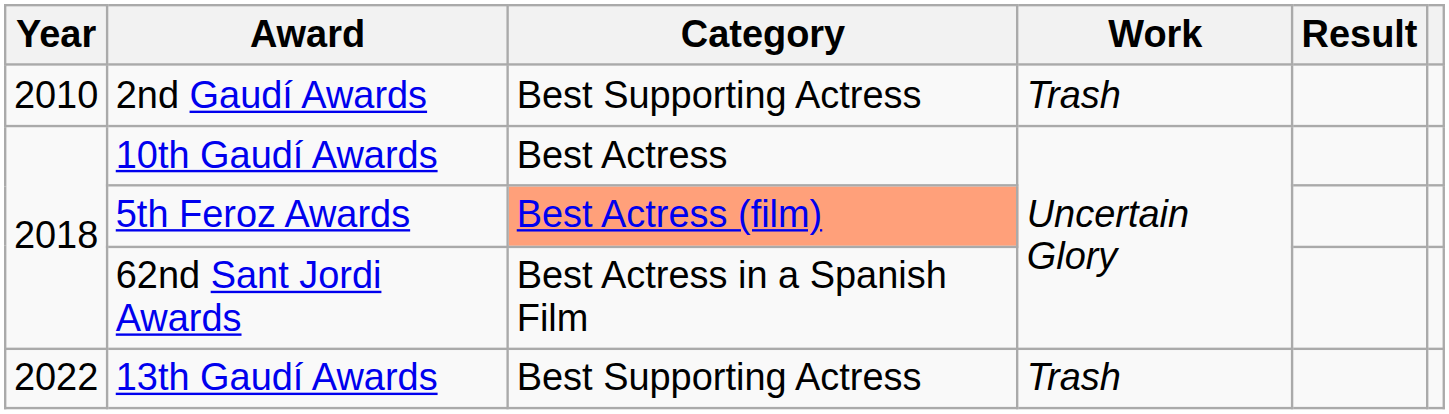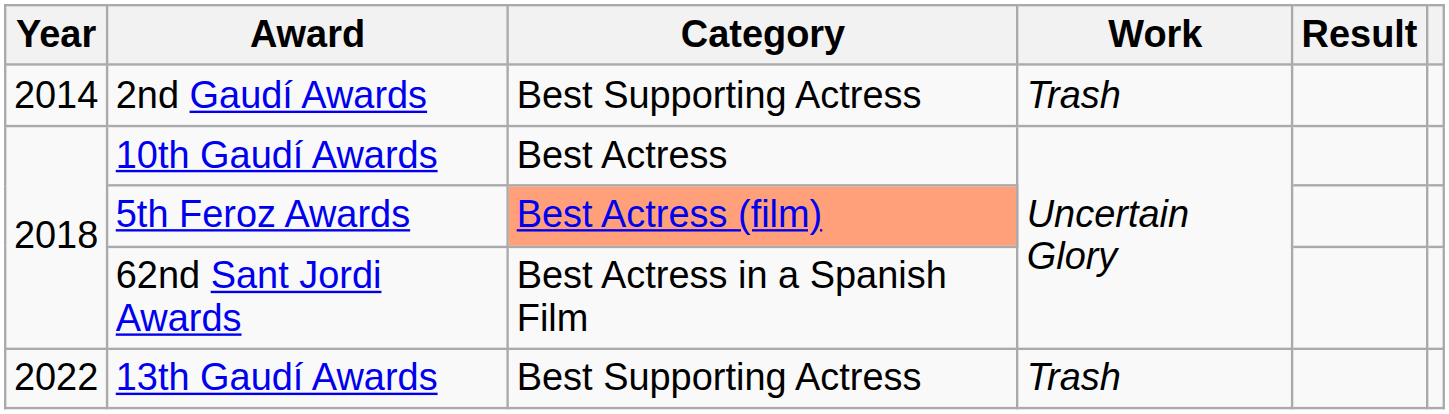(56, 94) 2010 -> (56, 94) 2014
